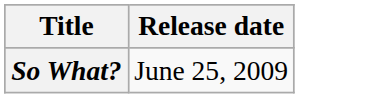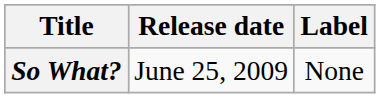+ column: (334, 26)
